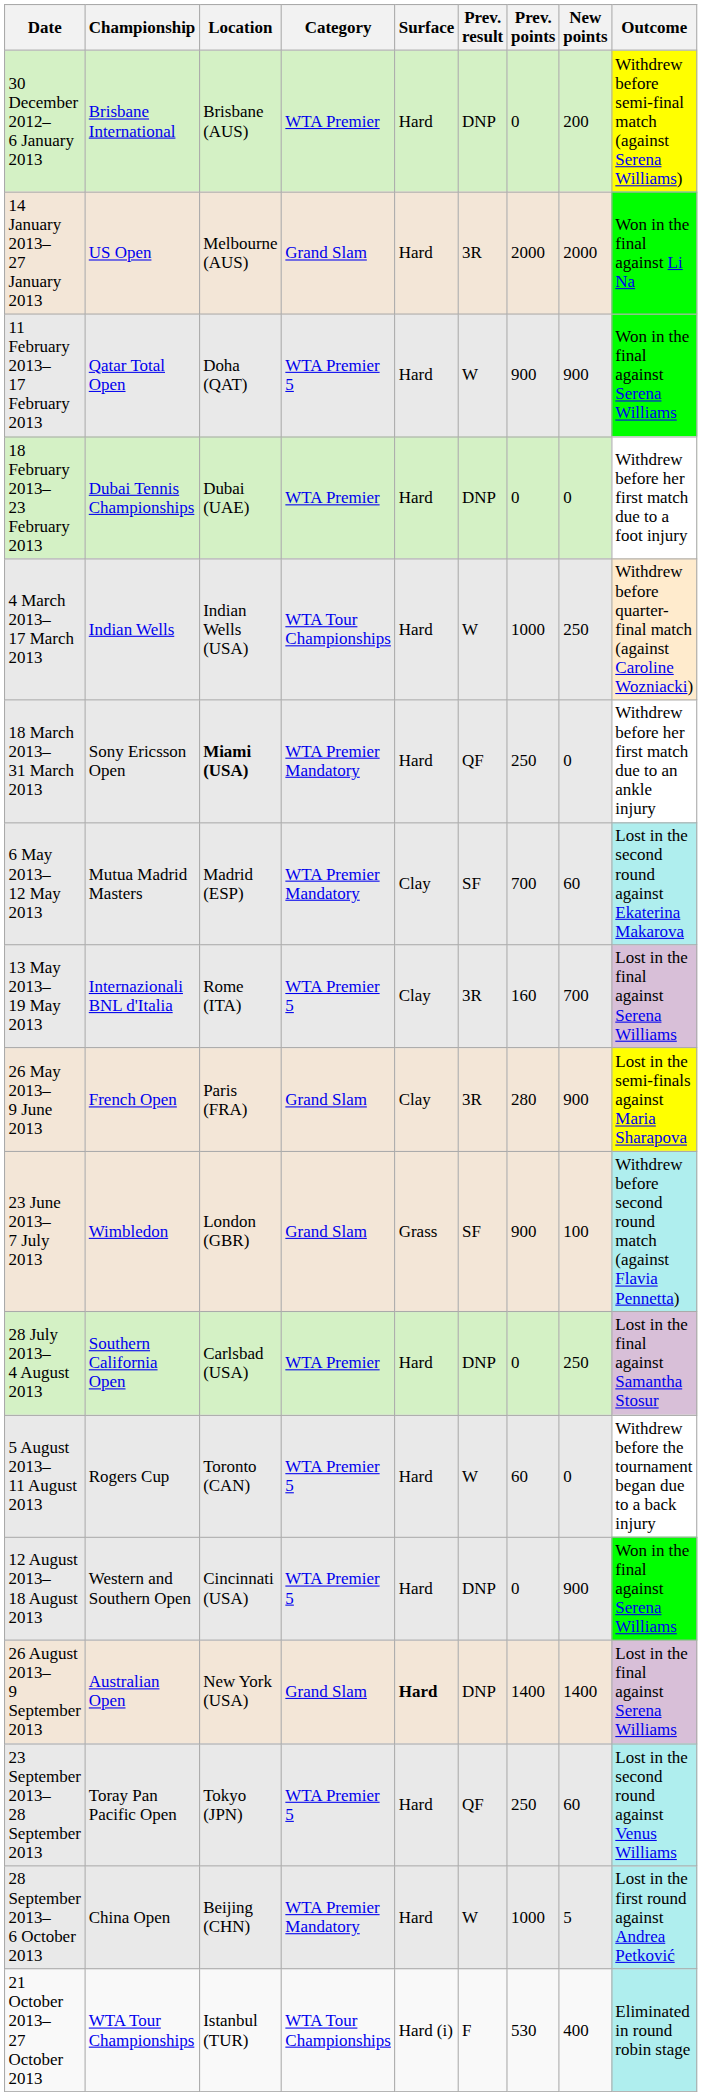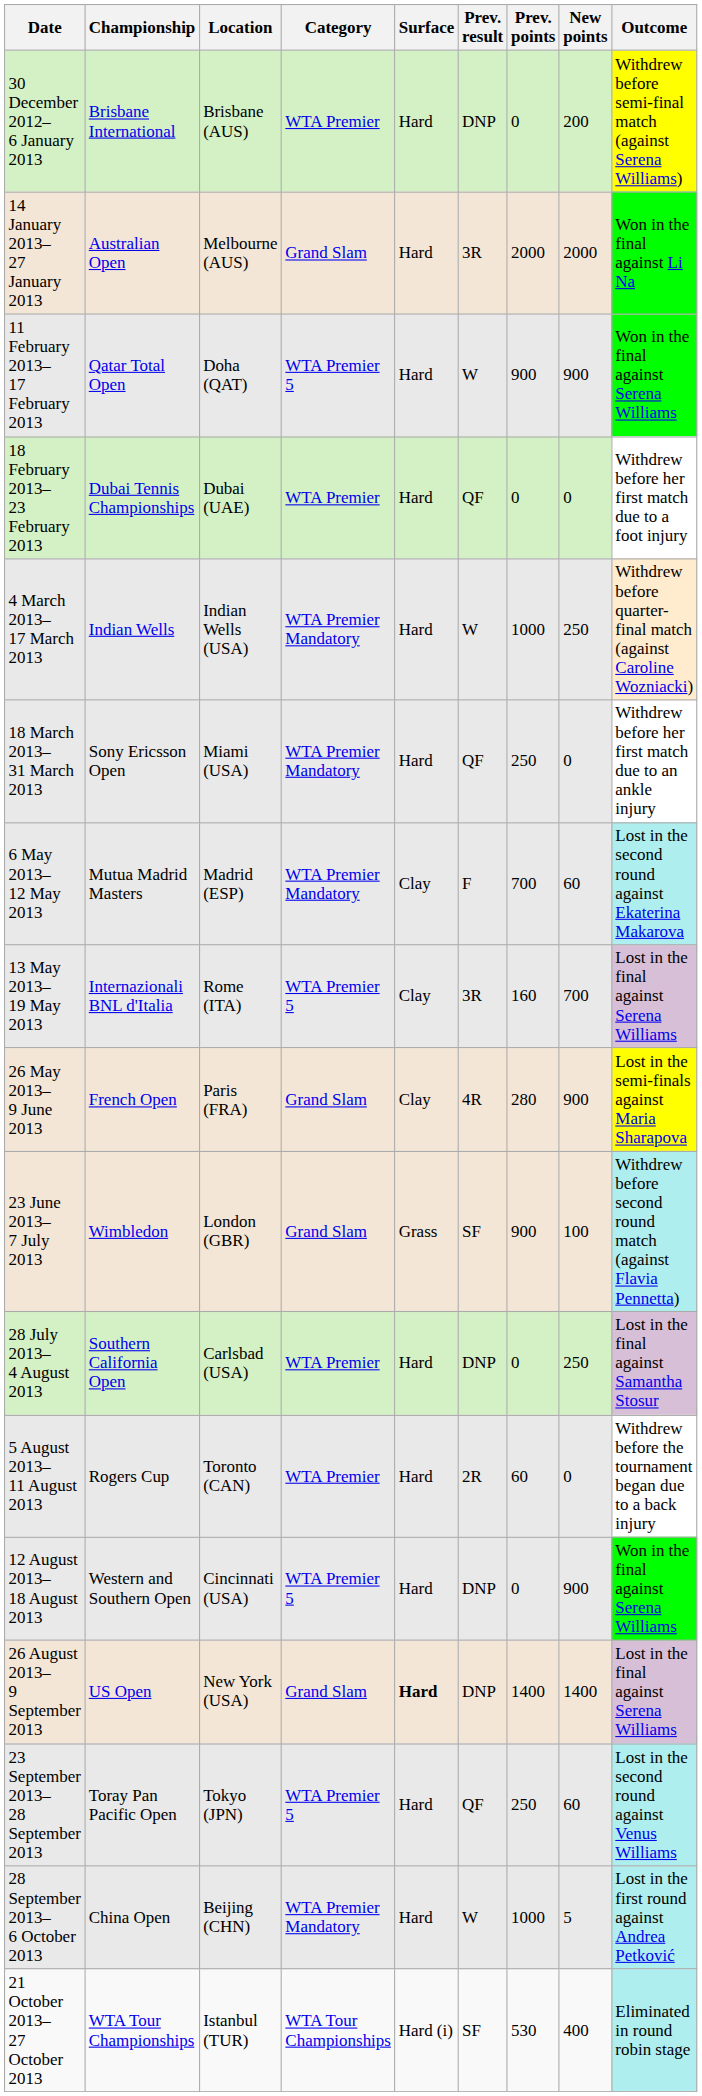(120, 253) US Open -> (124, 253) Australian Open
(479, 497) DNP -> (473, 497) QF
(338, 629) WTA Tour Championships -> (332, 629) WTA Premier Mandatory
(227, 761) bold -> (226, 761) normal
(472, 883) SF -> (467, 883) F
(472, 1099) 3R -> (472, 1099) 4R
(332, 1475) WTA Premier 5 -> (332, 1475) WTA Premier
(470, 1475) W -> (472, 1475) 2R
(124, 1691) Australian Open -> (120, 1691) US Open
(467, 2030) F -> (472, 2030) SF
